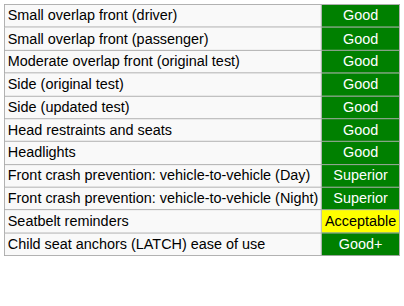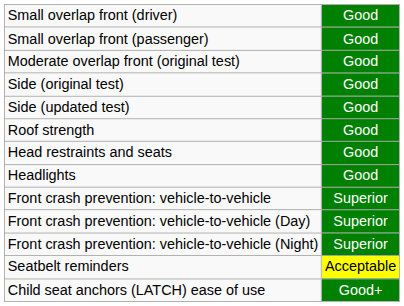+ row: (51, 130)
+ row: (139, 198)
